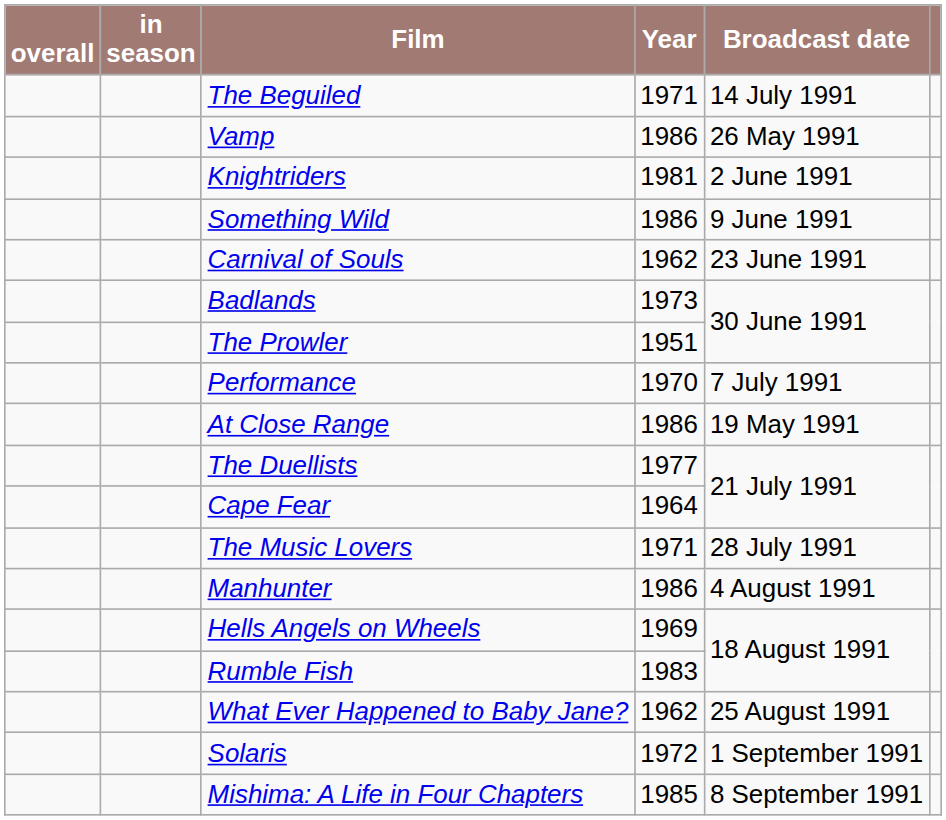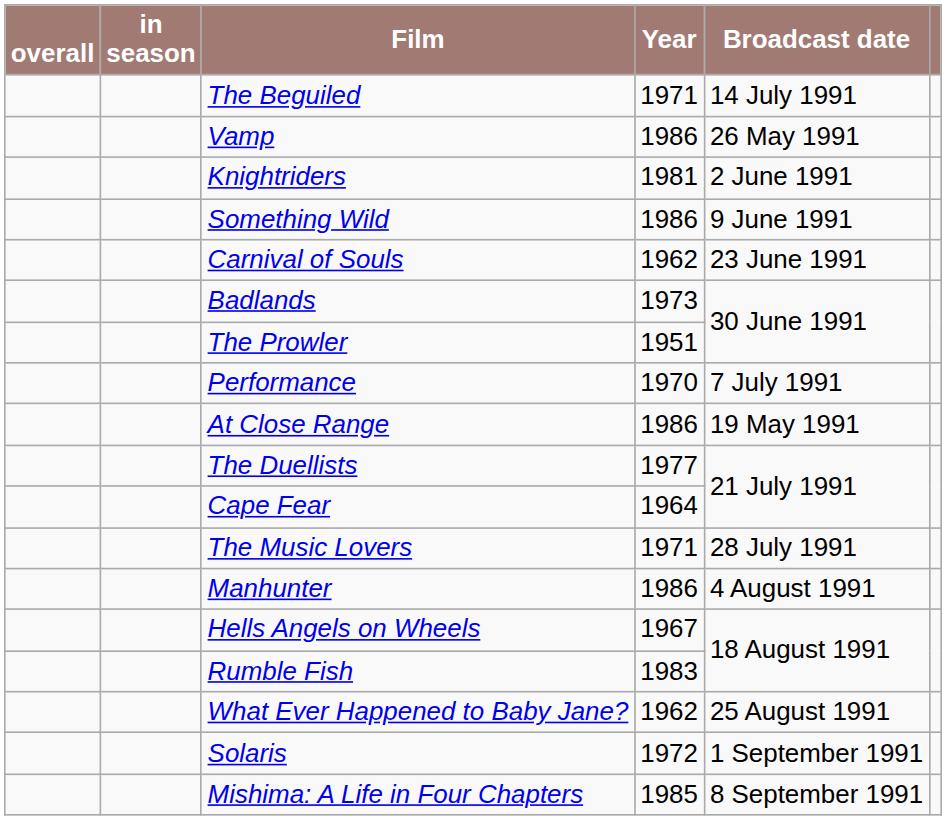(669, 629) 1969 -> (669, 629) 1967
